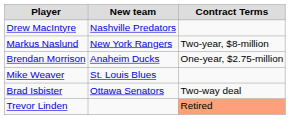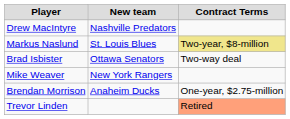(131, 43) New York Rangers -> (123, 43) St. Louis Blues
(225, 43) no background -> (225, 43) khaki background
rows swapped: (46, 59) <-> (34, 91)
(123, 75) St. Louis Blues -> (131, 75) New York Rangers
